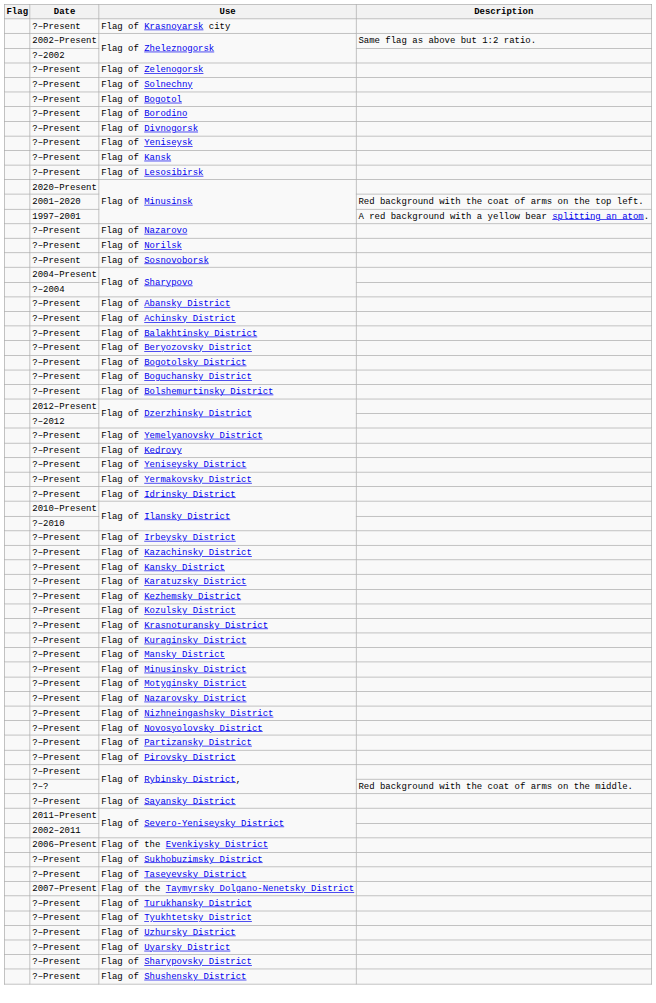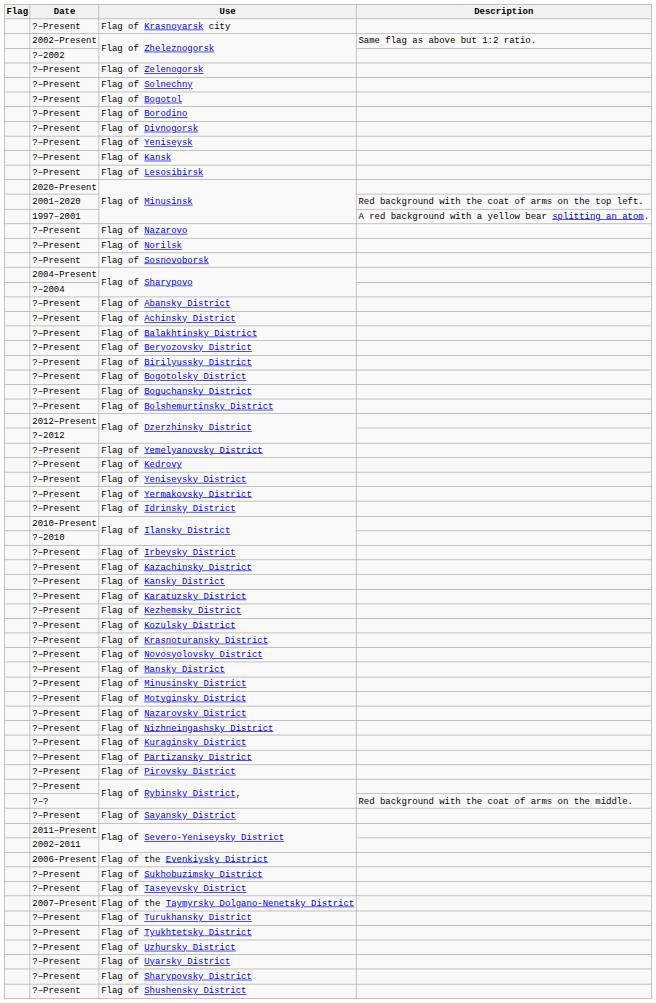+ row: (57, 363)
rows swapped: (57, 640) <-> (57, 728)
